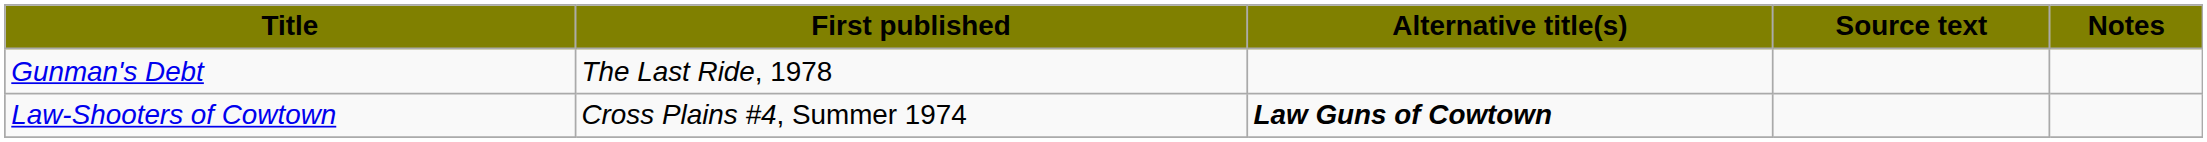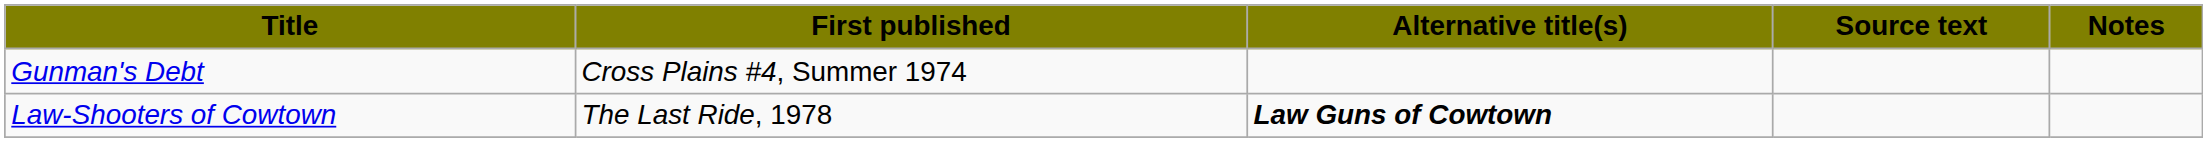(707, 70) The Last Ride, 1978 -> (774, 70) Cross Plains #4, Summer 1974
(774, 114) Cross Plains #4, Summer 1974 -> (707, 114) The Last Ride, 1978
